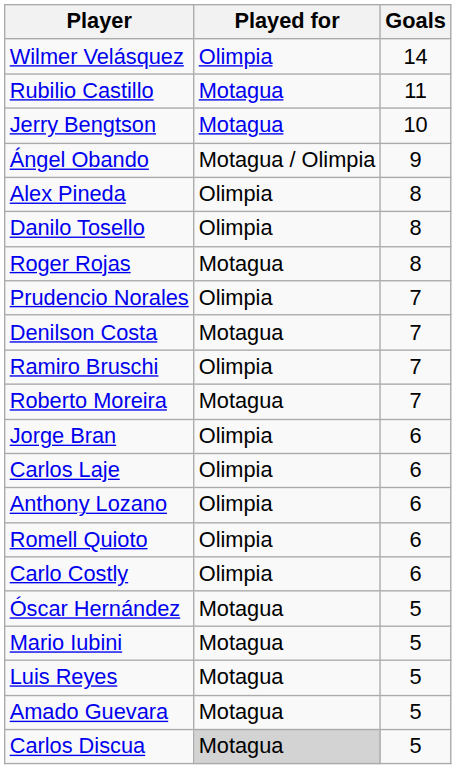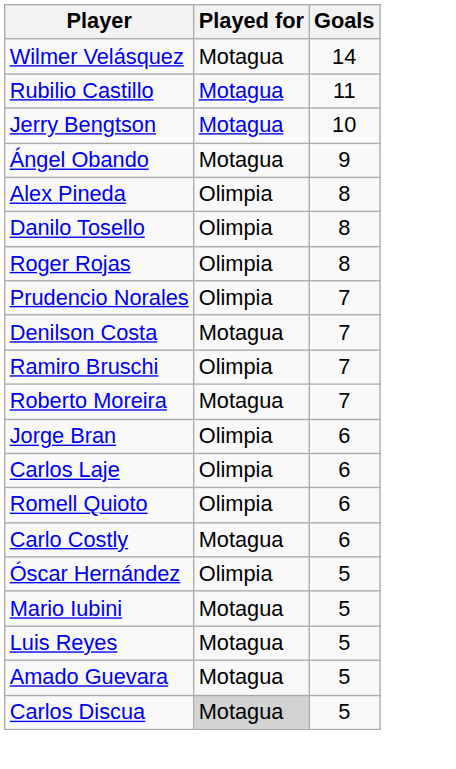(236, 56) Olimpia -> (241, 56) Motagua
(287, 159) Motagua / Olimpia -> (241, 159) Motagua
(241, 263) Motagua -> (236, 263) Olimpia
- row: (88, 504)
(236, 573) Olimpia -> (241, 539) Motagua
(241, 608) Motagua -> (236, 573) Olimpia
